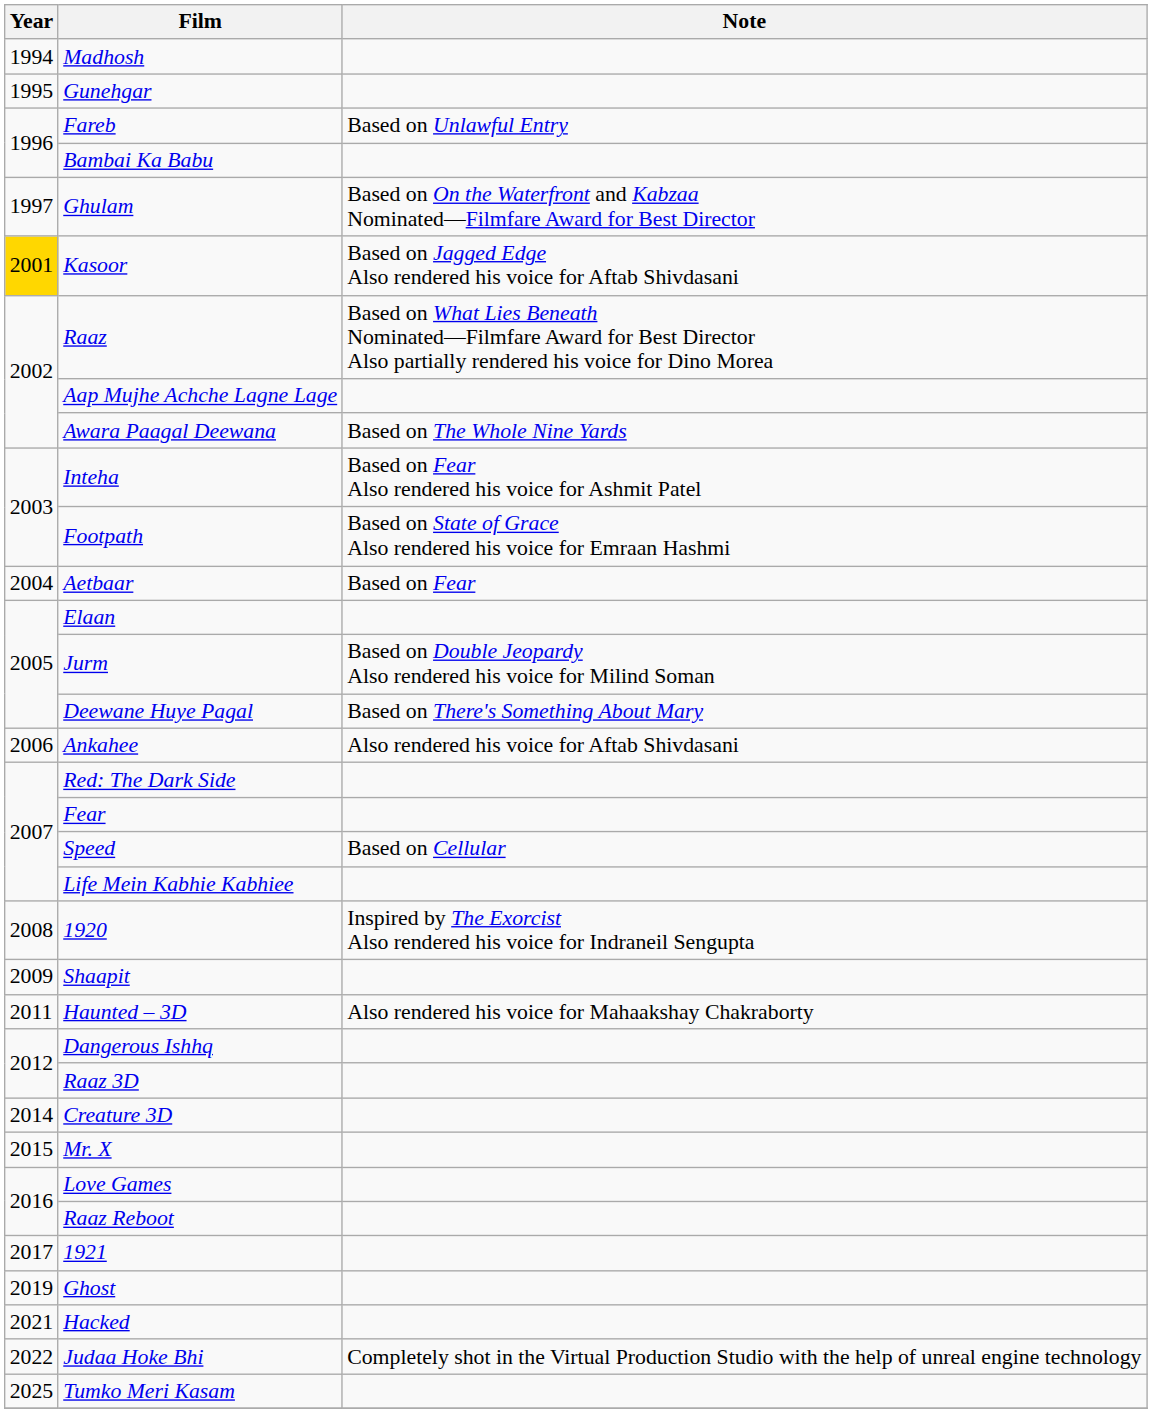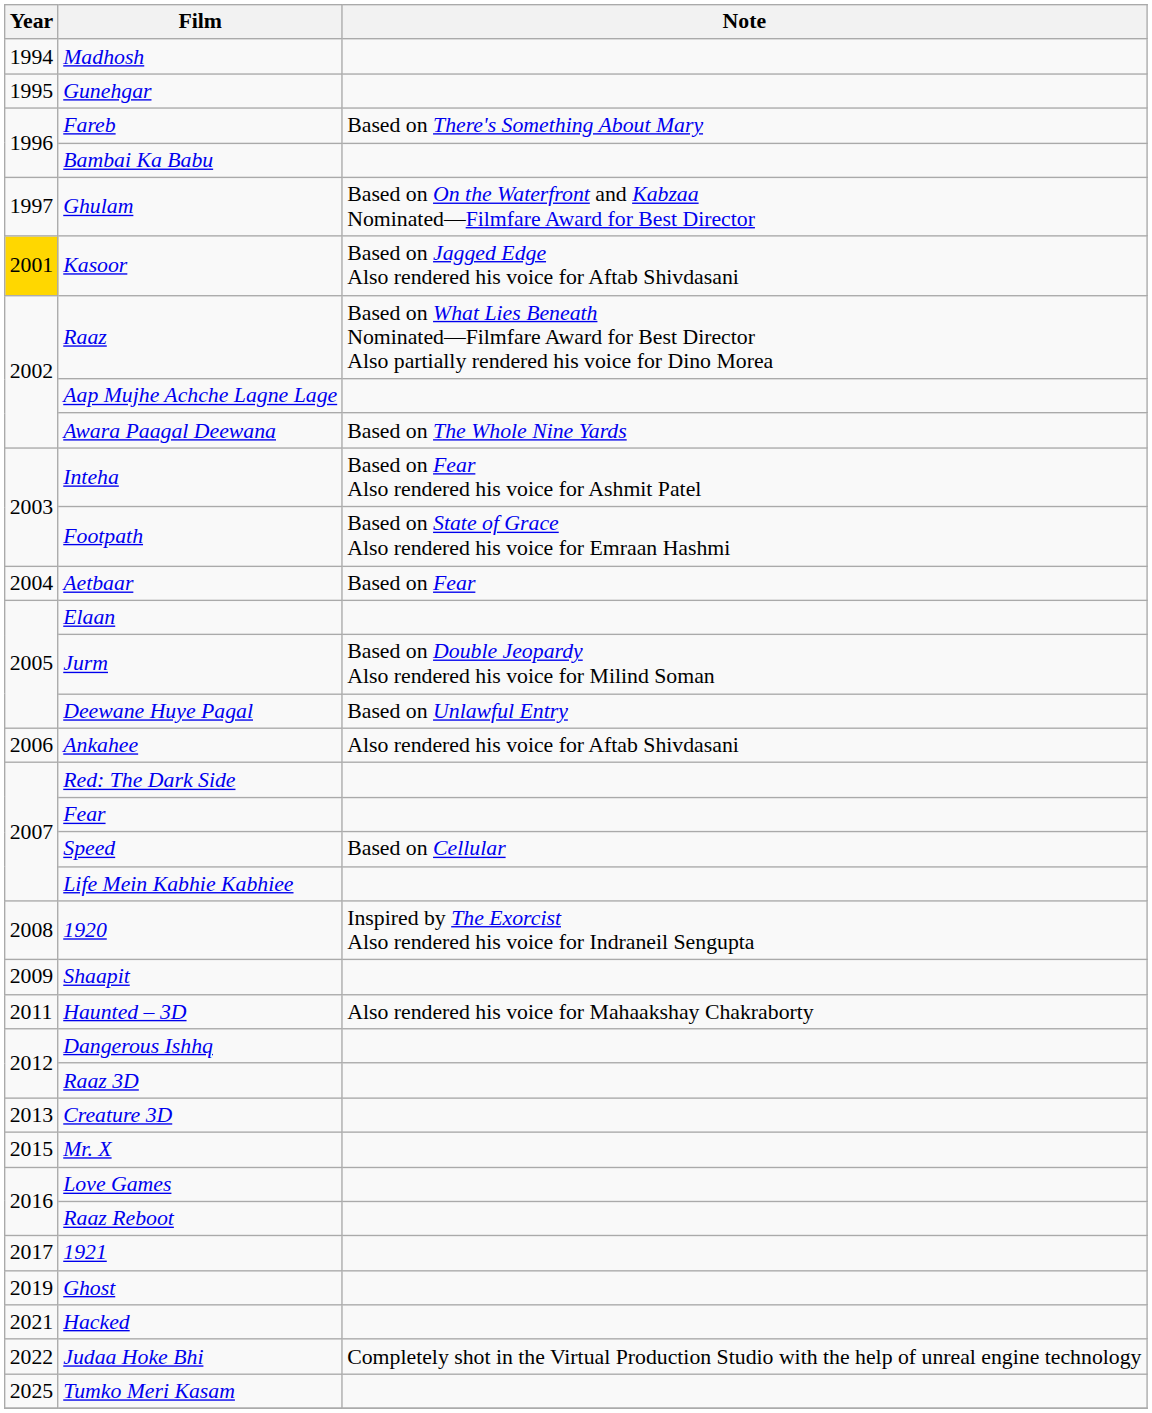(458, 125) Based on Unlawful Entry -> (525, 125) Based on There's Something About Mary
(525, 710) Based on There's Something About Mary -> (458, 710) Based on Unlawful Entry
(31, 1114) 2014 -> (31, 1114) 2013
